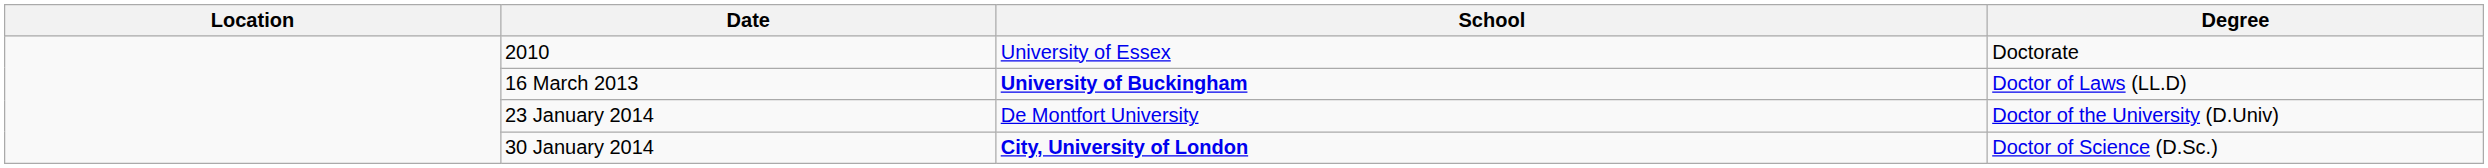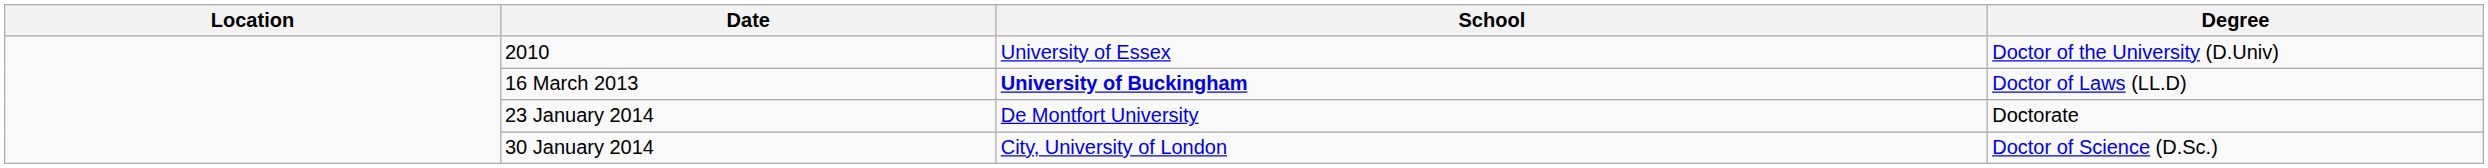(2036, 52) Doctorate -> (2136, 52) Doctor of the University (D.Univ)
(2136, 115) Doctor of the University (D.Univ) -> (2036, 115) Doctorate
(1124, 147) bold -> (1114, 147) normal
